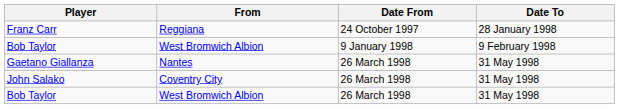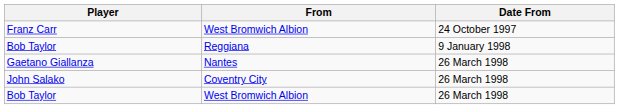- column: (545, 13)
(182, 29) Reggiana -> (256, 29) West Bromwich Albion
(211, 46) West Bromwich Albion -> (226, 46) Reggiana
